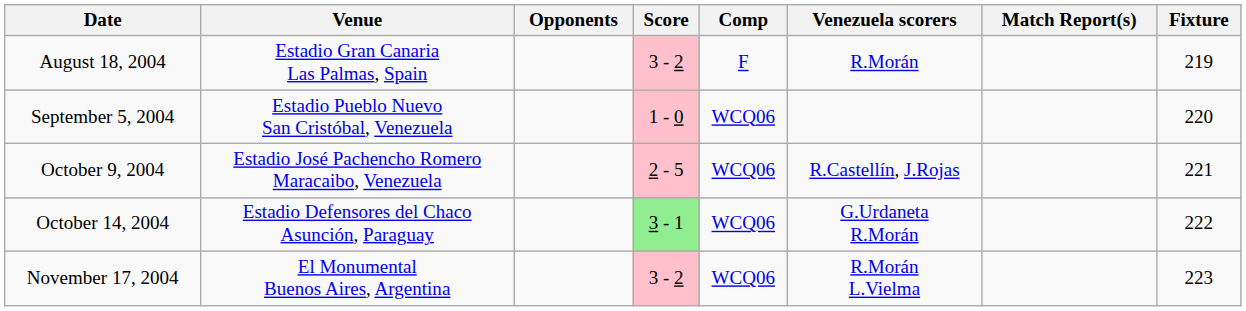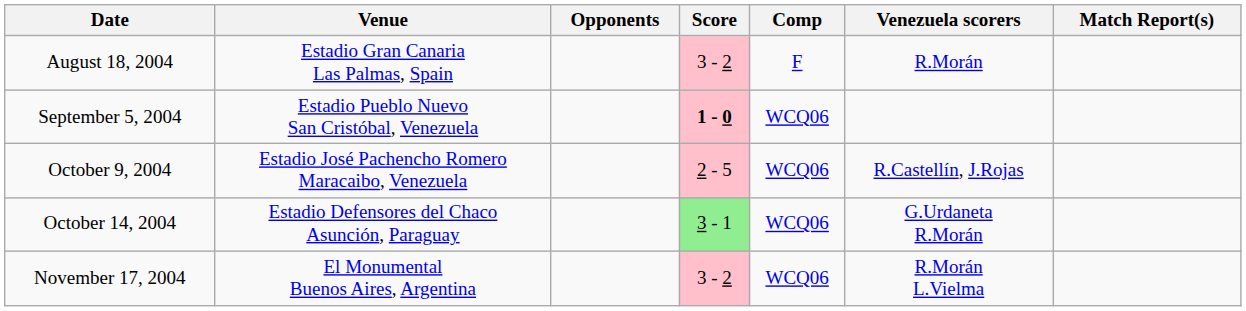- column: (1199, 19)
(666, 116) normal -> (714, 116) bold
